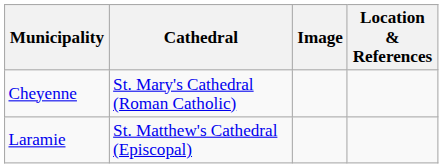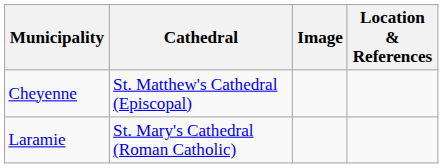(183, 93) St. Mary's Cathedral (Roman Catholic) -> (195, 93) St. Matthew's Cathedral (Episcopal)
(195, 139) St. Matthew's Cathedral (Episcopal) -> (183, 139) St. Mary's Cathedral (Roman Catholic)
